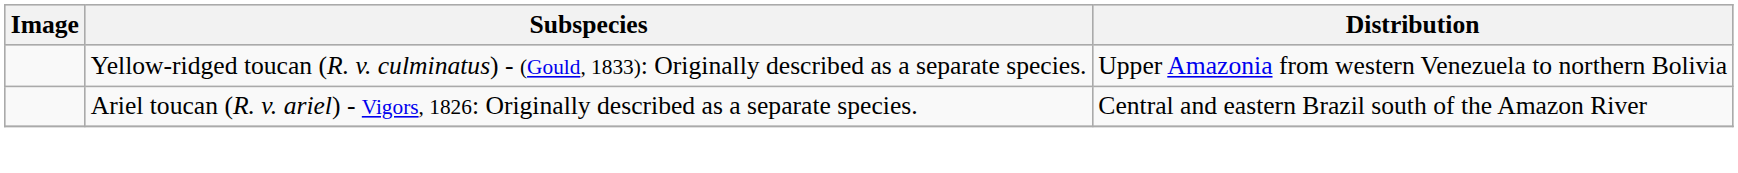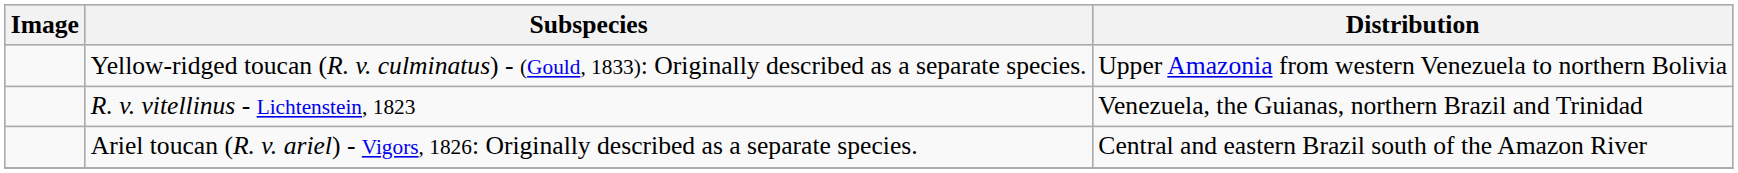+ row: (253, 106)
